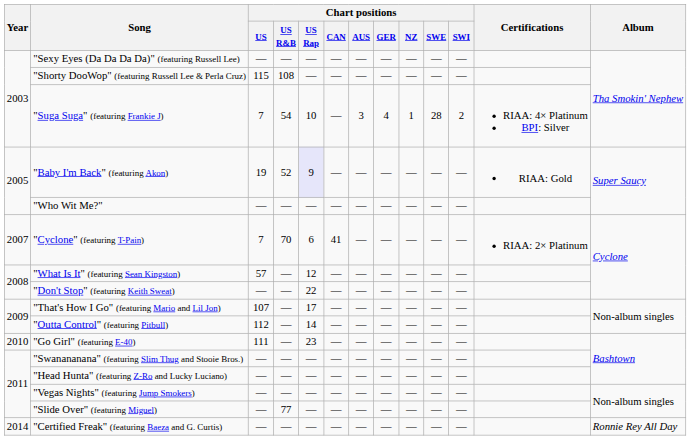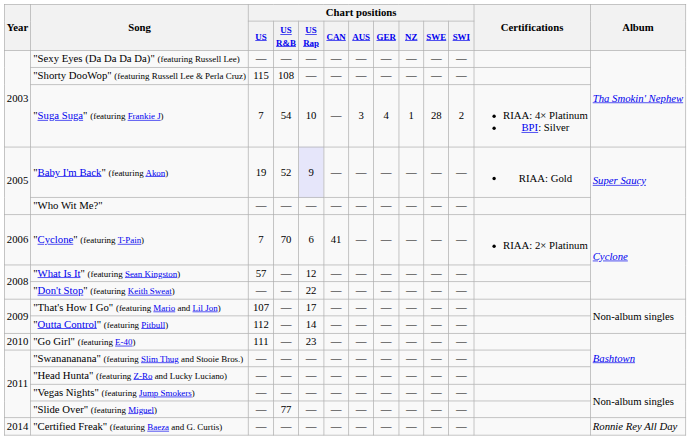(18, 239) 2007 -> (18, 239) 2006
